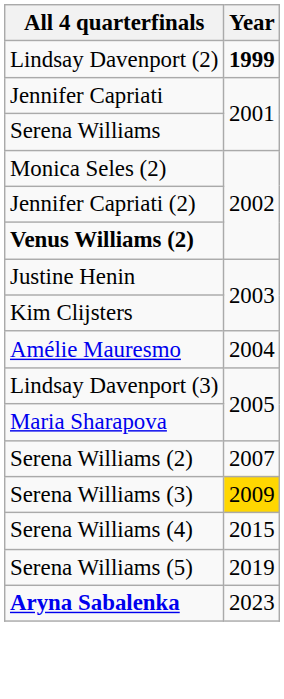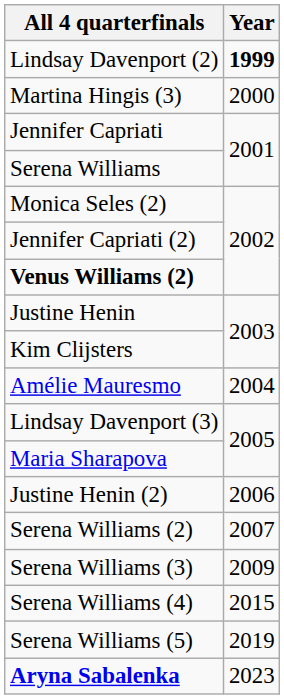+ row: (96, 95)
+ row: (89, 494)
(252, 494) gold background -> (252, 566) no background
